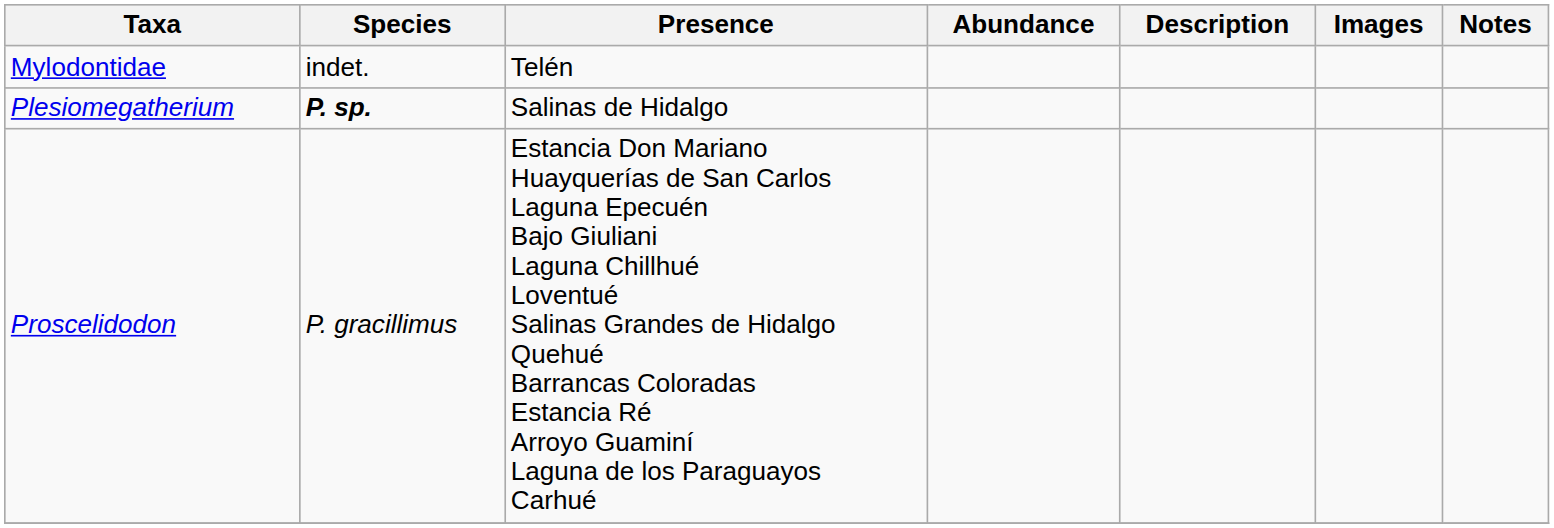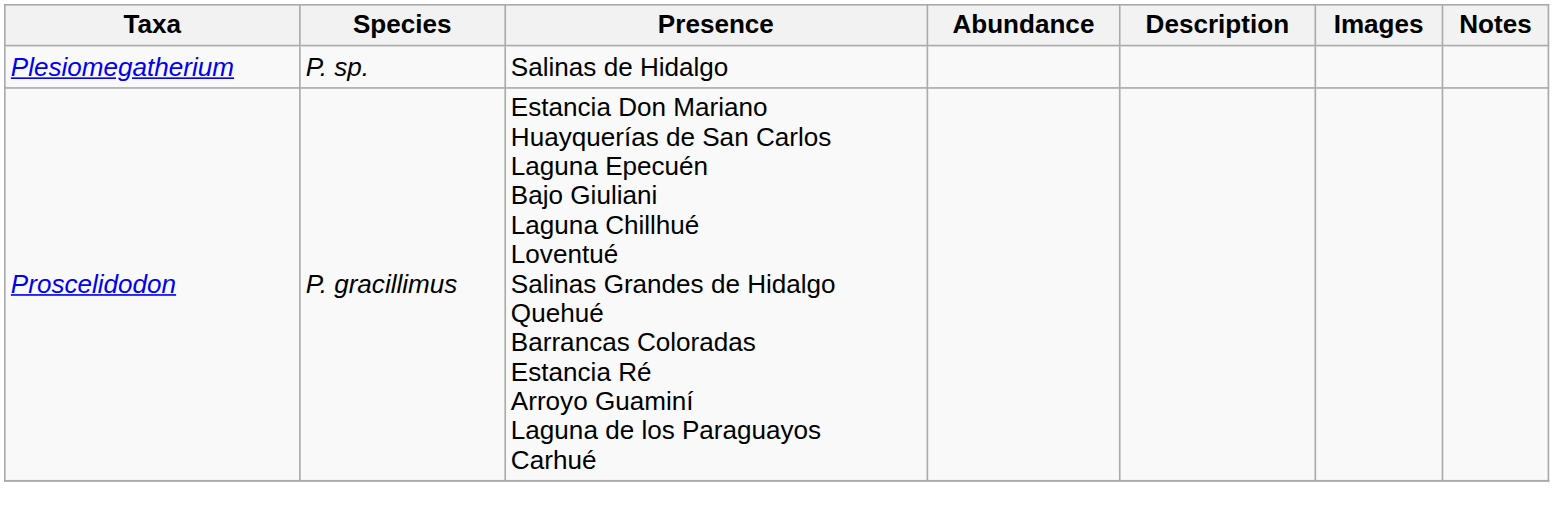- row: (88, 66)
(339, 107) bold -> (337, 66) normal
